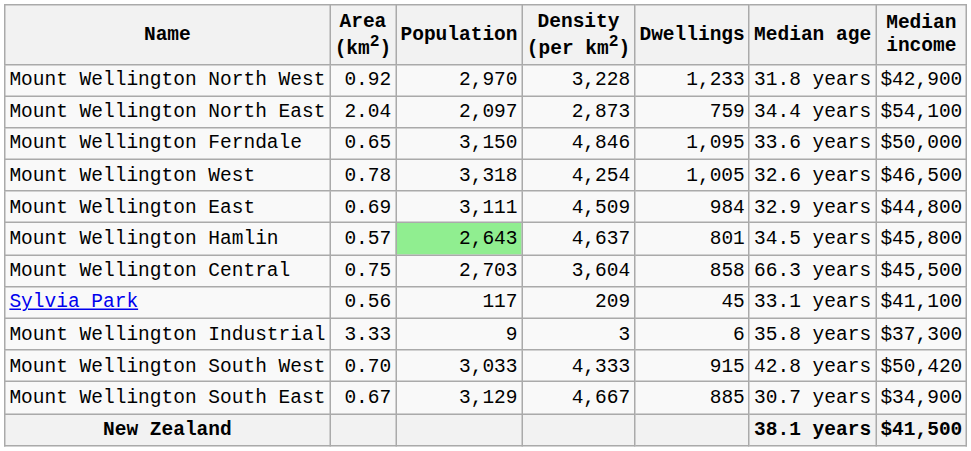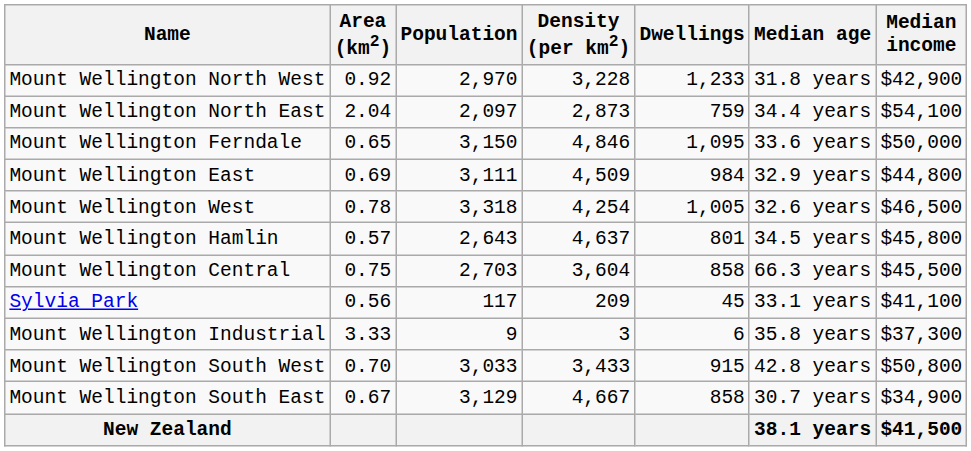rows swapped: (132, 207) <-> (132, 175)
(488, 239) lightgreen background -> (488, 239) no background
(601, 366) 4,333 -> (601, 366) 3,433
(921, 366) $50,420 -> (921, 366) $50,800
(727, 398) 885 -> (727, 398) 858
